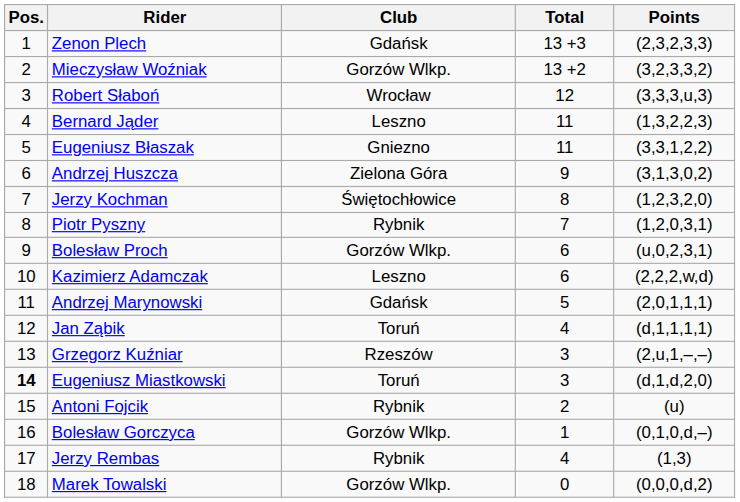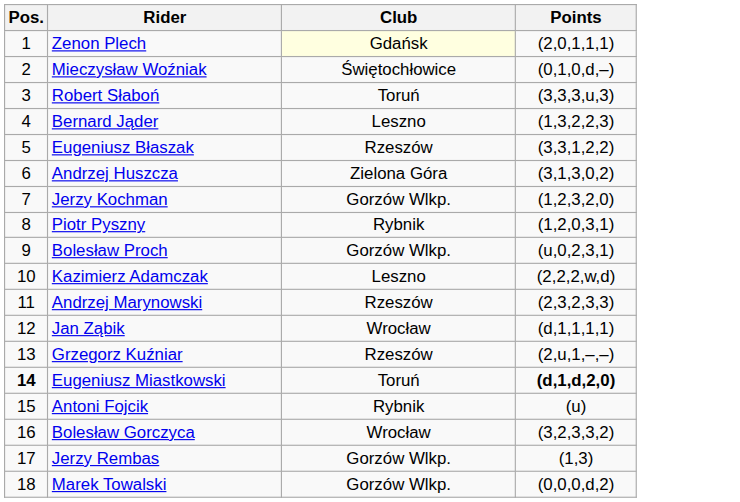- column: (565, 17)
(399, 43) no background -> (399, 43) lightyellow background
(674, 43) (2,3,2,3,3) -> (576, 43) (2,0,1,1,1)
(399, 69) Gorzów Wlkp. -> (399, 69) Świętochłowice
(674, 69) (3,2,3,3,2) -> (576, 69) (0,1,0,d,–)
(399, 95) Wrocław -> (399, 95) Toruń
(399, 147) Gniezno -> (399, 147) Rzeszów
(399, 199) Świętochłowice -> (399, 199) Gorzów Wlkp.
(399, 303) Gdańsk -> (399, 303) Rzeszów
(674, 303) (2,0,1,1,1) -> (576, 303) (2,3,2,3,3)
(399, 328) Toruń -> (399, 328) Wrocław
(674, 380) normal -> (576, 380) bold
(399, 432) Gorzów Wlkp. -> (399, 432) Wrocław
(674, 432) (0,1,0,d,–) -> (576, 432) (3,2,3,3,2)
(399, 458) Rybnik -> (399, 458) Gorzów Wlkp.
